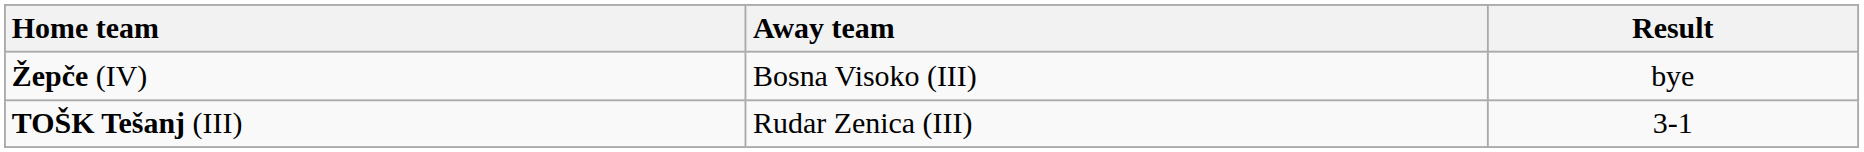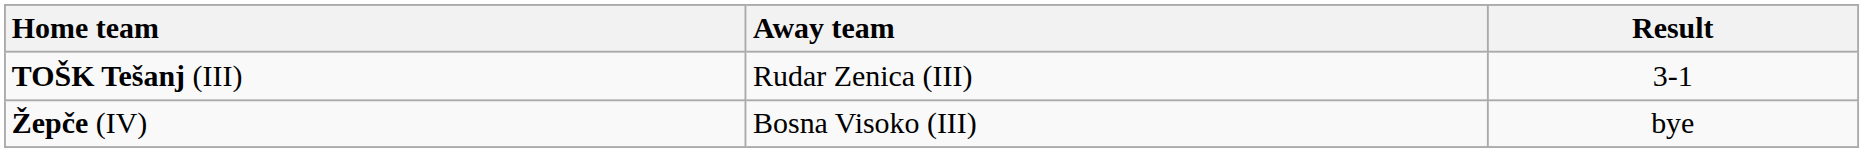rows swapped: (80, 75) <-> (127, 123)
